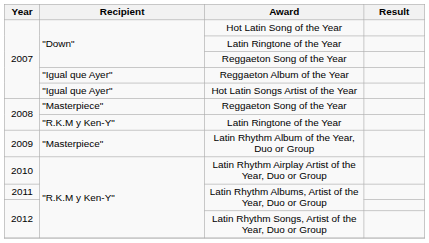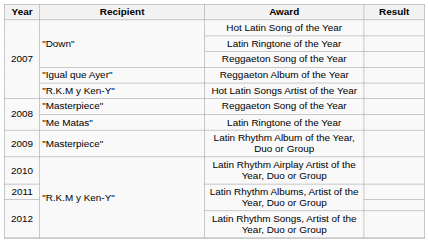(77, 91) "Igual que Ayer" -> (78, 91) "R.K.M y Ken-Y"
(78, 122) "R.K.M y Ken-Y" -> (67, 122) "Me Matas"
